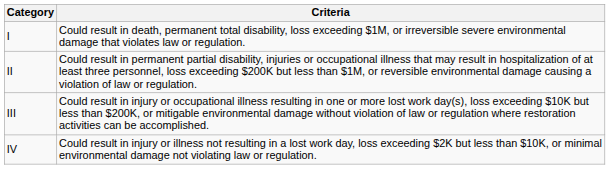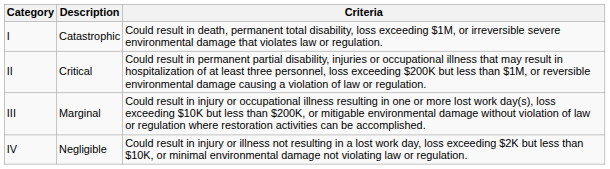+ column: (90, 13)
